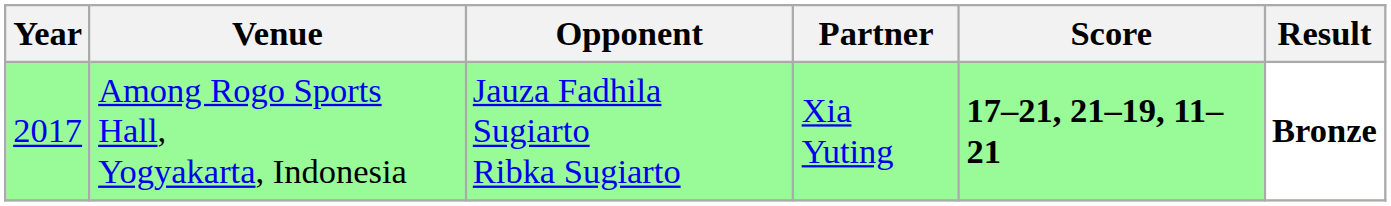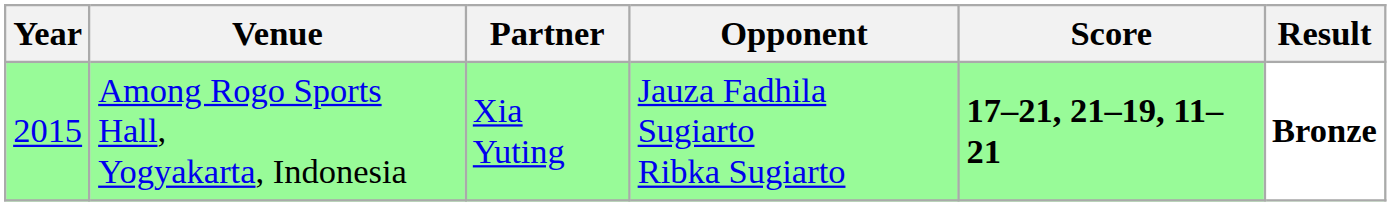columns swapped: (876, 33) <-> (629, 33)
(48, 130) 2017 -> (48, 130) 2015
